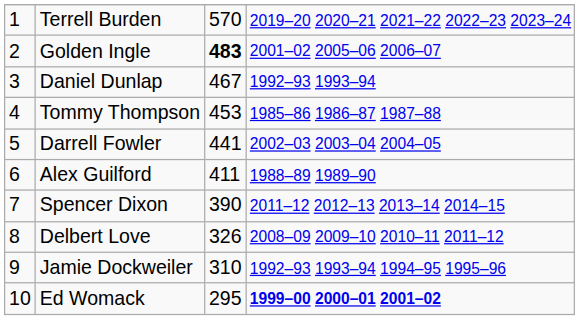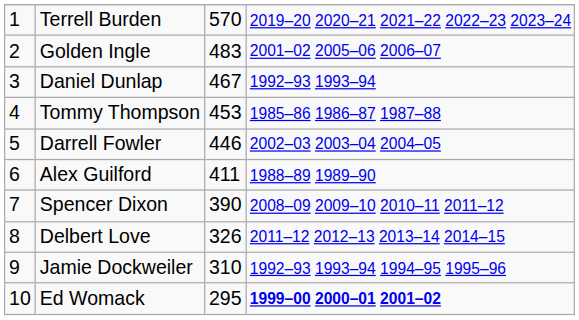(225, 50) bold -> (225, 50) normal
(225, 143) 441 -> (225, 143) 446
(377, 206) 2011–12 2012–13 2013–14 2014–15 -> (377, 206) 2008–09 2009–10 2010–11 2011–12
(377, 237) 2008–09 2009–10 2010–11 2011–12 -> (377, 237) 2011–12 2012–13 2013–14 2014–15
